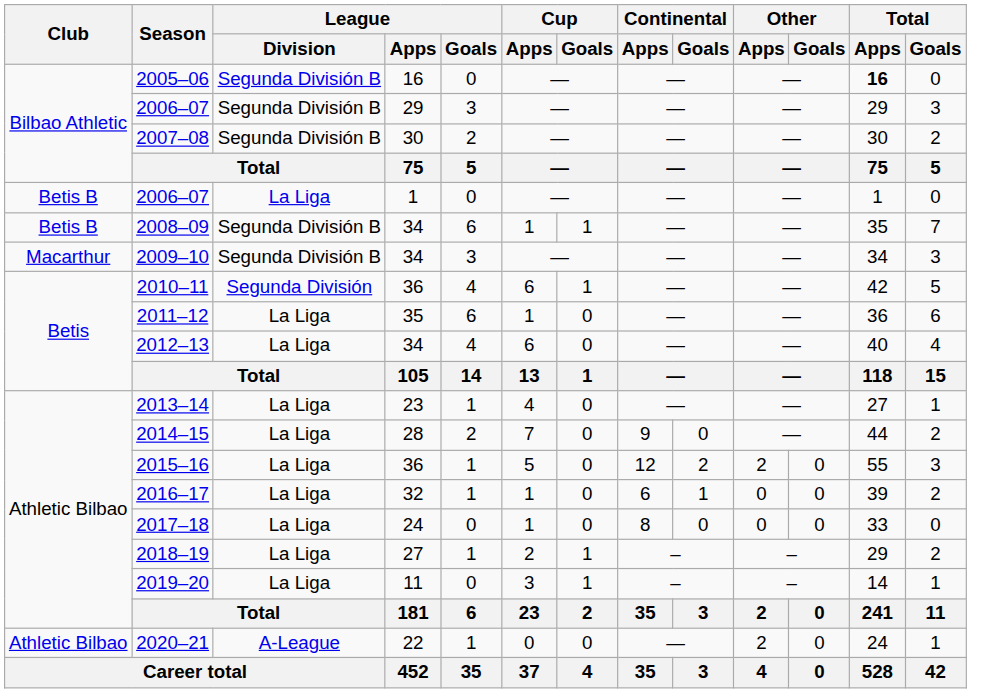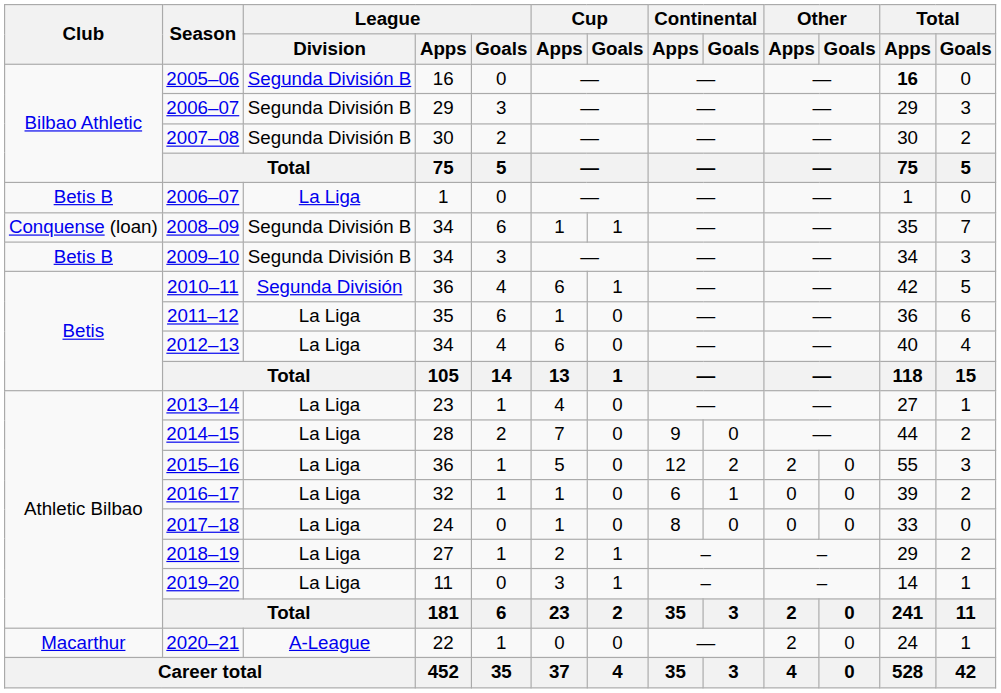(68, 227) Betis B -> (83, 227) Conquense (loan)
(68, 256) Macarthur -> (83, 256) Betis B
(68, 642) Athletic Bilbao -> (83, 642) Macarthur
